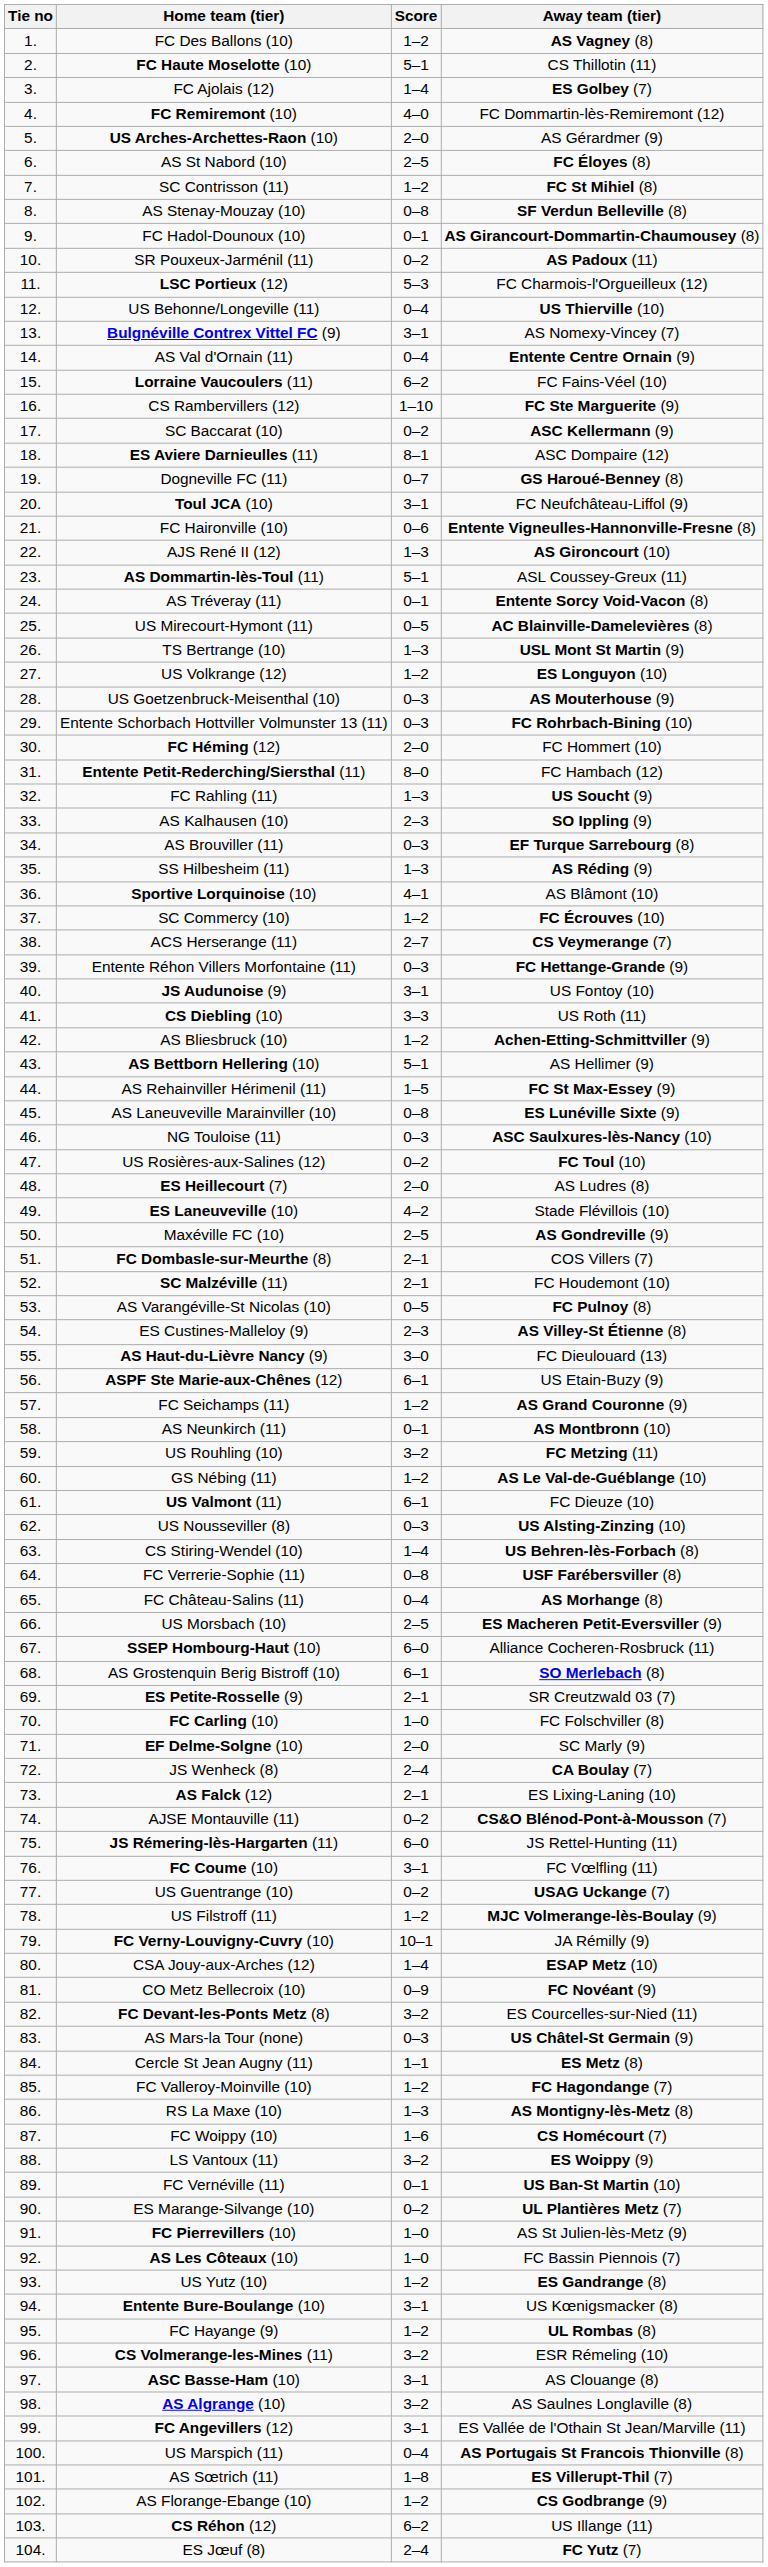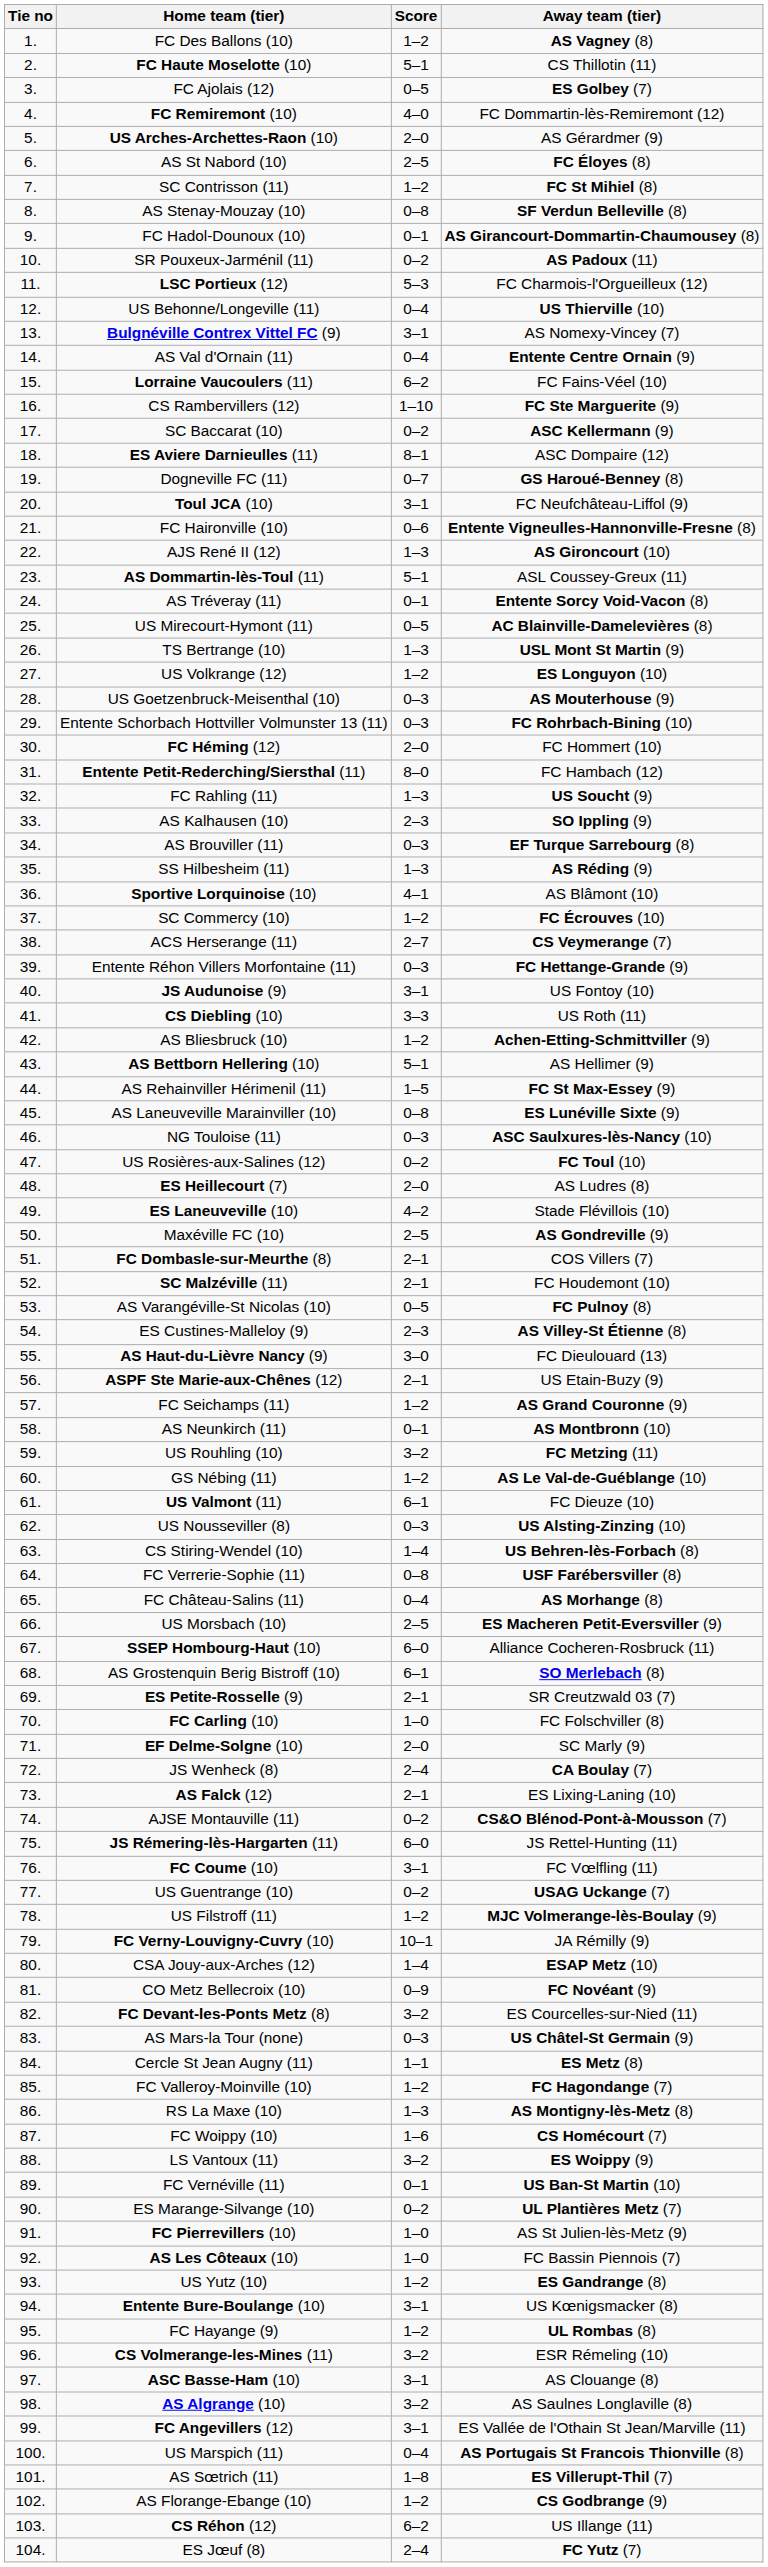(416, 89) 1–4 -> (416, 89) 0–5
(416, 1380) 6–1 -> (416, 1380) 2–1
